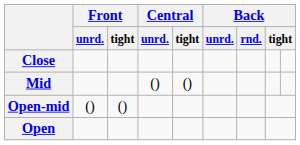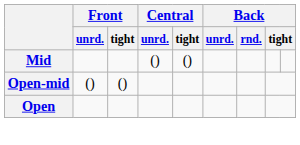- row: (39, 60)
